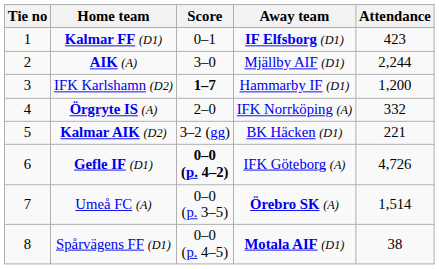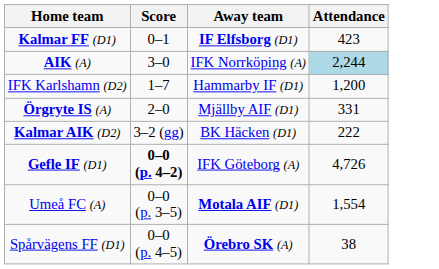- column: (28, 16)
(294, 62) Mjällby AIF (D1) -> (248, 62) IFK Norrköping (A)
(395, 62) no background -> (349, 62) lightblue background
(205, 86) bold -> (159, 86) normal
(294, 109) IFK Norrköping (A) -> (248, 109) Mjällby AIF (D1)
(395, 109) 332 -> (349, 109) 331
(395, 132) 221 -> (349, 132) 222
(294, 204) Örebro SK (A) -> (248, 204) Motala AIF (D1)
(395, 204) 1,514 -> (349, 204) 1,554
(294, 244) Motala AIF (D1) -> (248, 244) Örebro SK (A)
